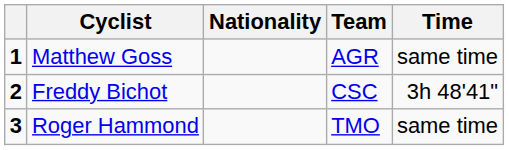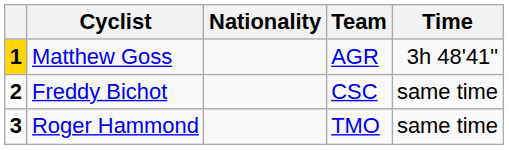(16, 56) no background -> (16, 56) gold background
(448, 56) same time -> (452, 56) 3h 48'41"
(452, 91) 3h 48'41" -> (448, 91) same time
